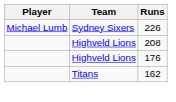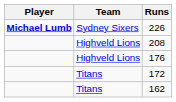(37, 27) normal -> (39, 27) bold
+ row: (157, 74)
